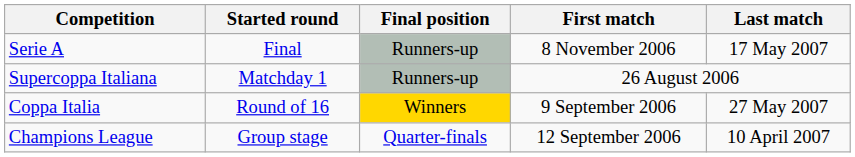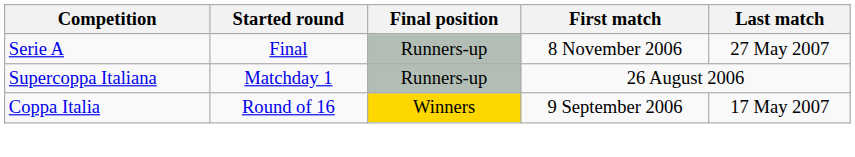(779, 48) 17 May 2007 -> (780, 48) 27 May 2007
(779, 107) 27 May 2007 -> (780, 107) 17 May 2007
- row: (81, 136)
